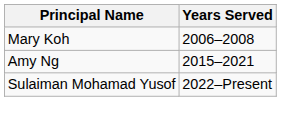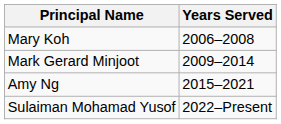+ row: (73, 61)
